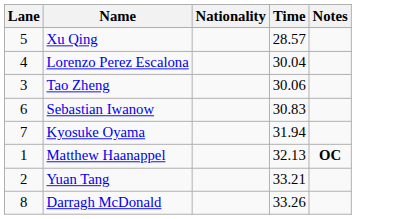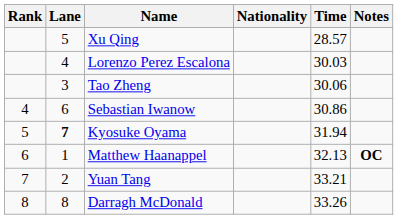+ column: (25, 16)
(289, 62) 30.04 -> (330, 62) 30.03
(289, 109) 30.83 -> (330, 109) 30.86
(24, 132) normal -> (65, 132) bold
